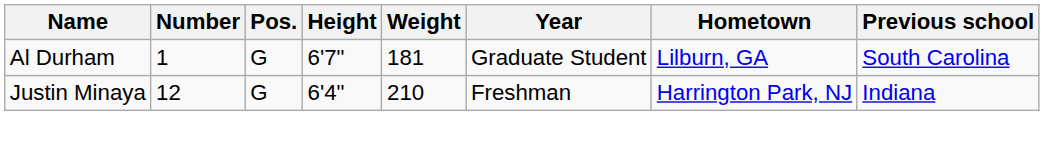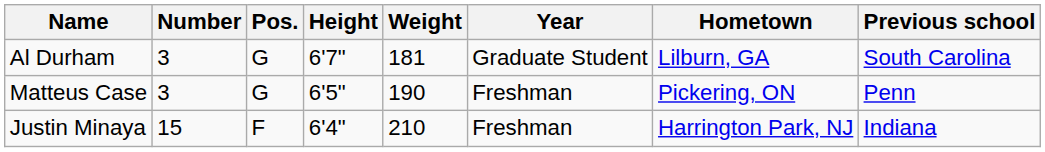(162, 57) 1 -> (163, 57) 3
+ row: (78, 92)
(168, 92) 12 -> (170, 127) 15
(259, 92) G -> (258, 127) F
